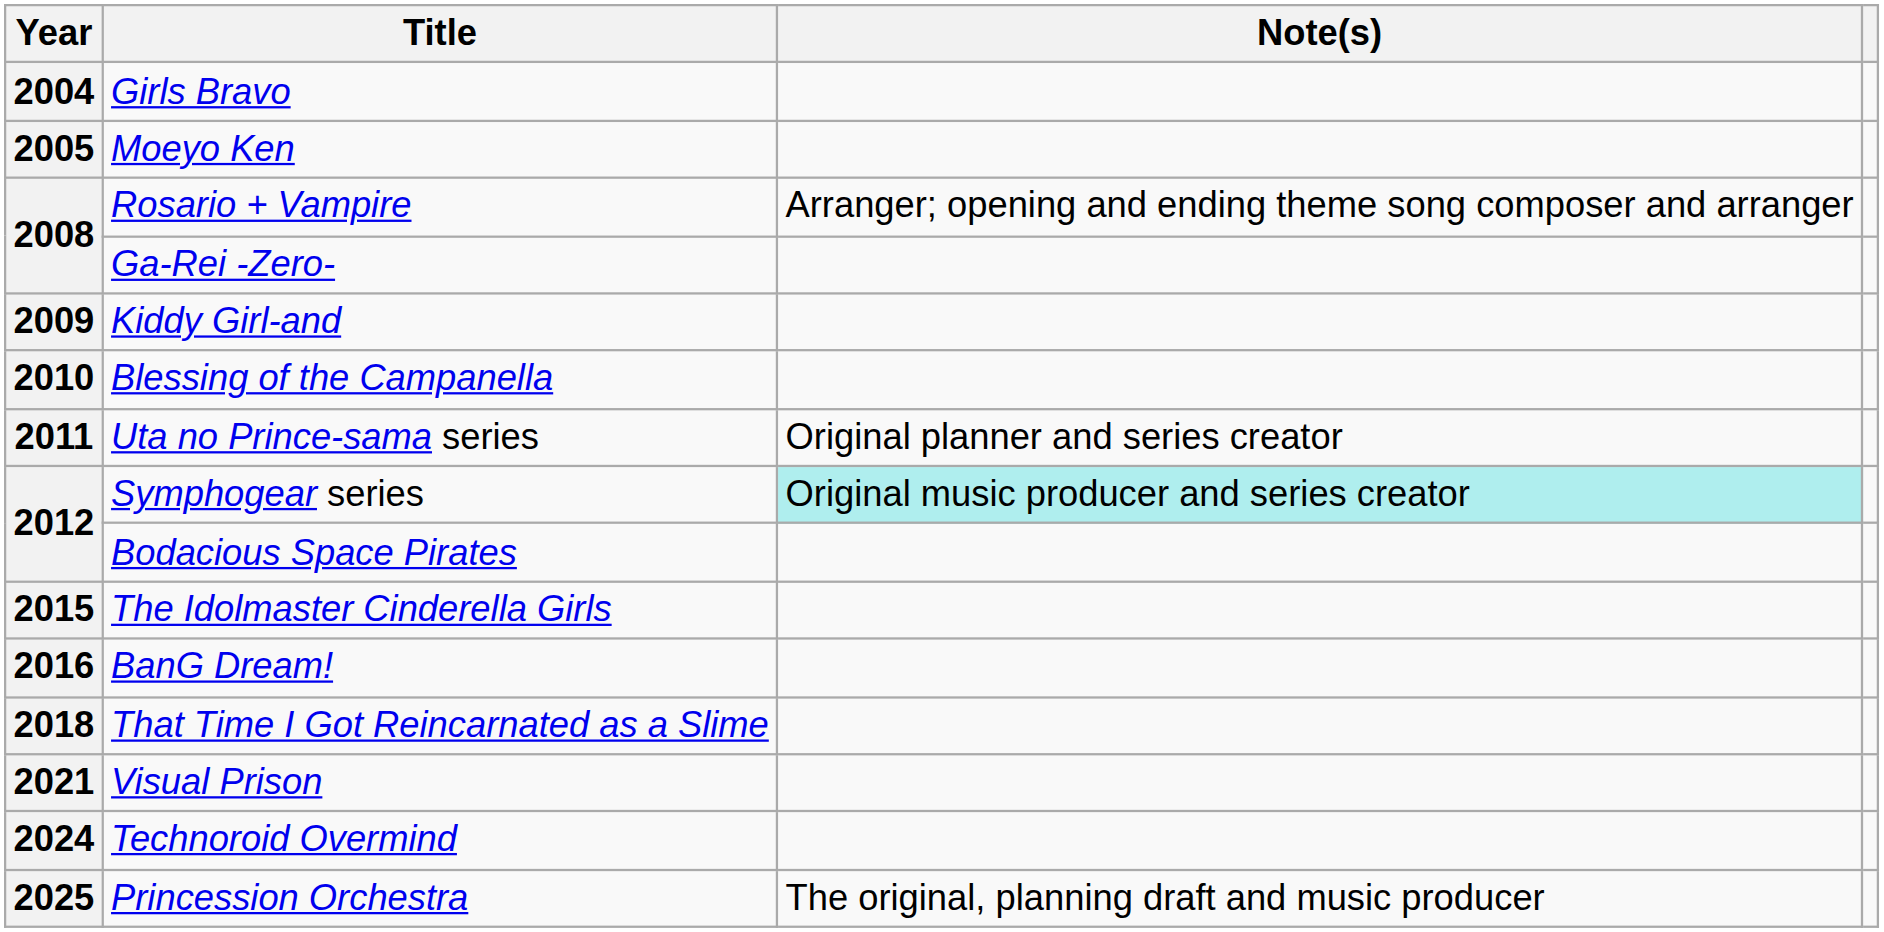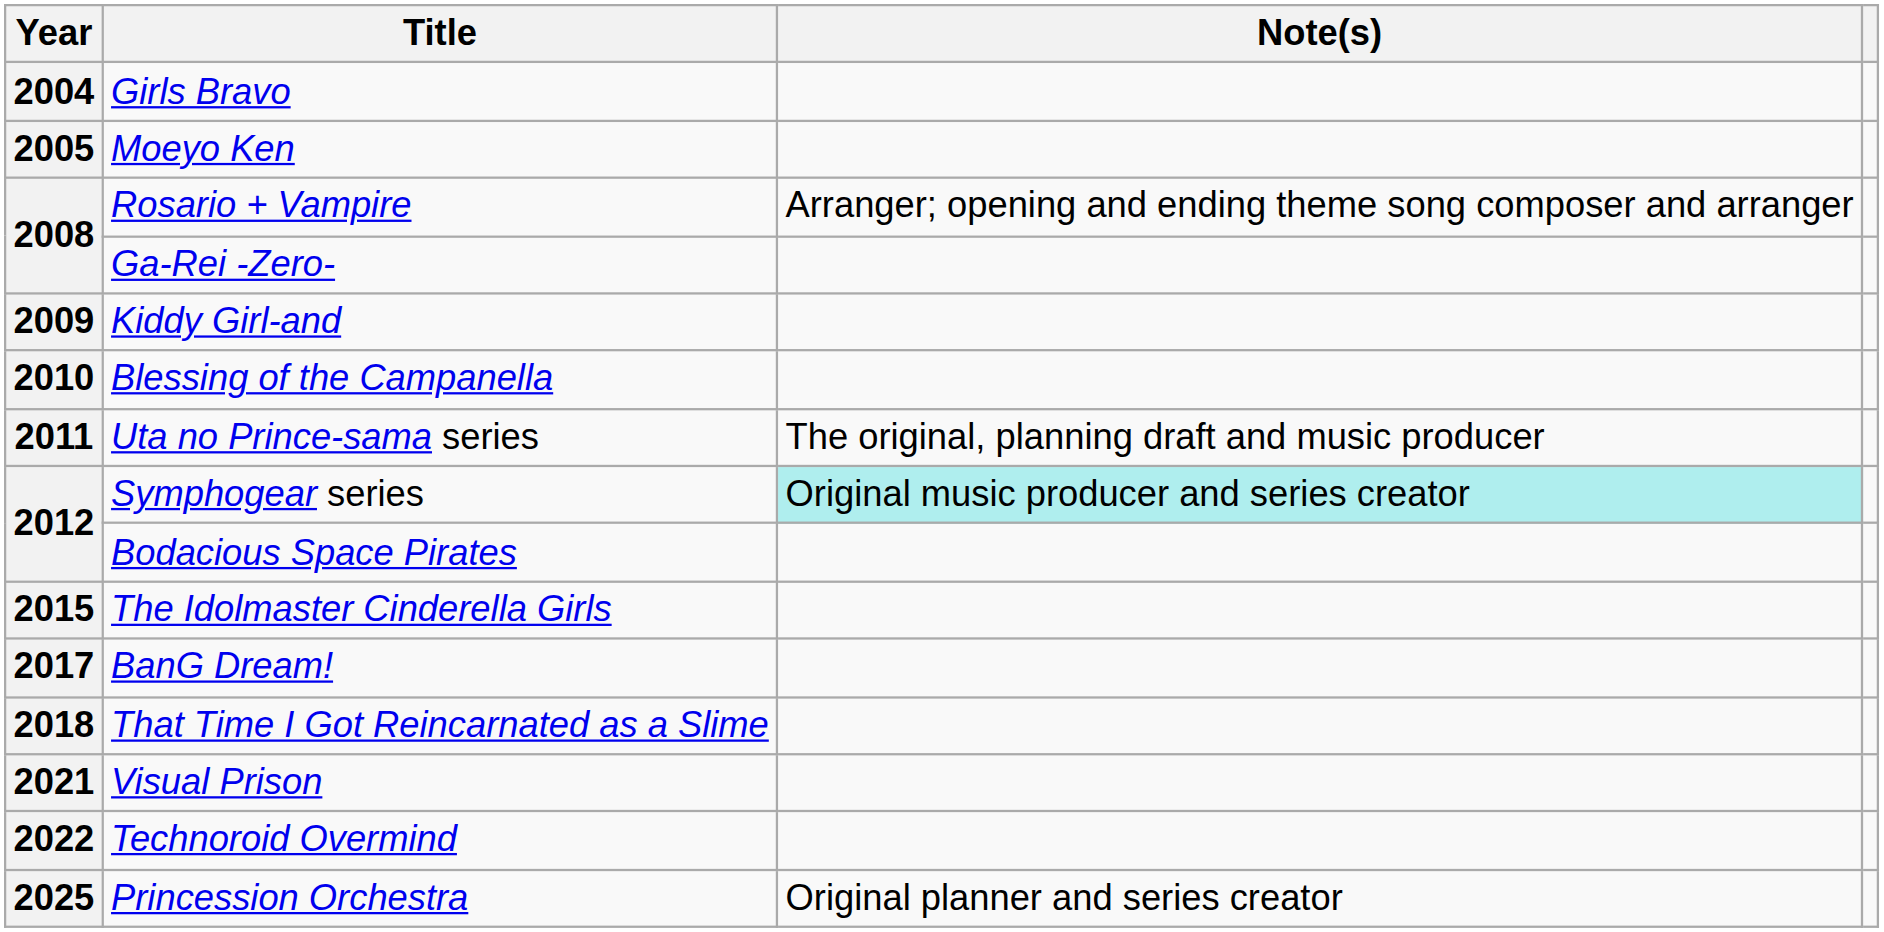(1064, 436) Original planner and series creator -> (1165, 436) The original, planning draft and music producer
(54, 666) 2016 -> (54, 666) 2017
(54, 839) 2024 -> (54, 839) 2022
(1165, 897) The original, planning draft and music producer -> (1064, 897) Original planner and series creator
